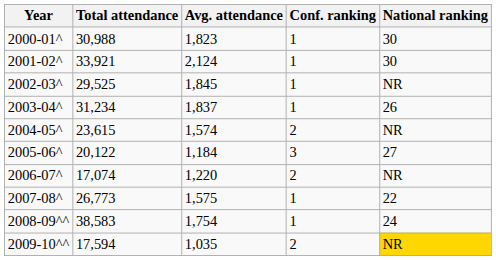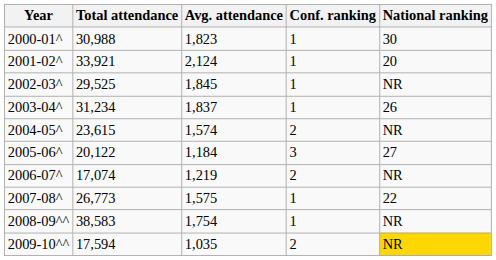(390, 61) 30 -> (390, 61) 20
(201, 175) 1,220 -> (201, 175) 1,219
(390, 221) 24 -> (393, 221) NR
